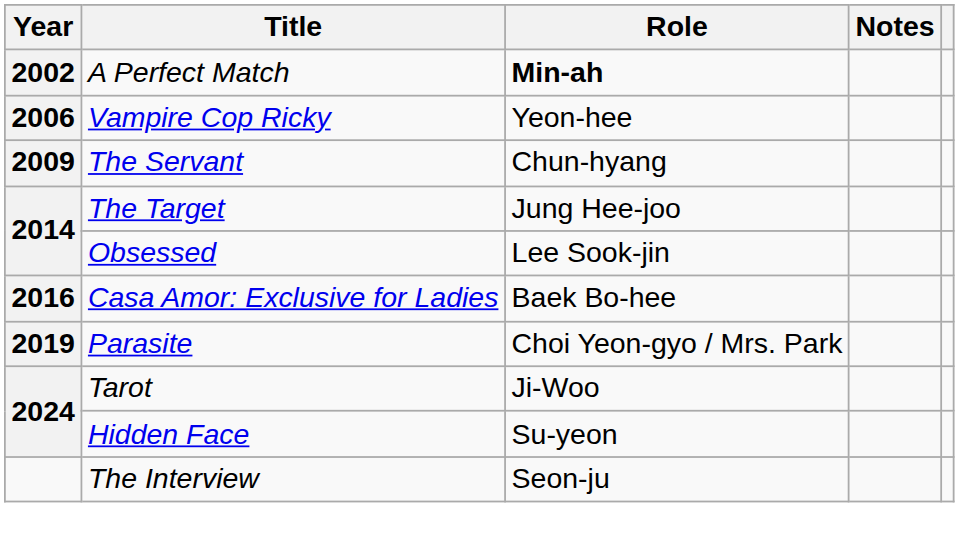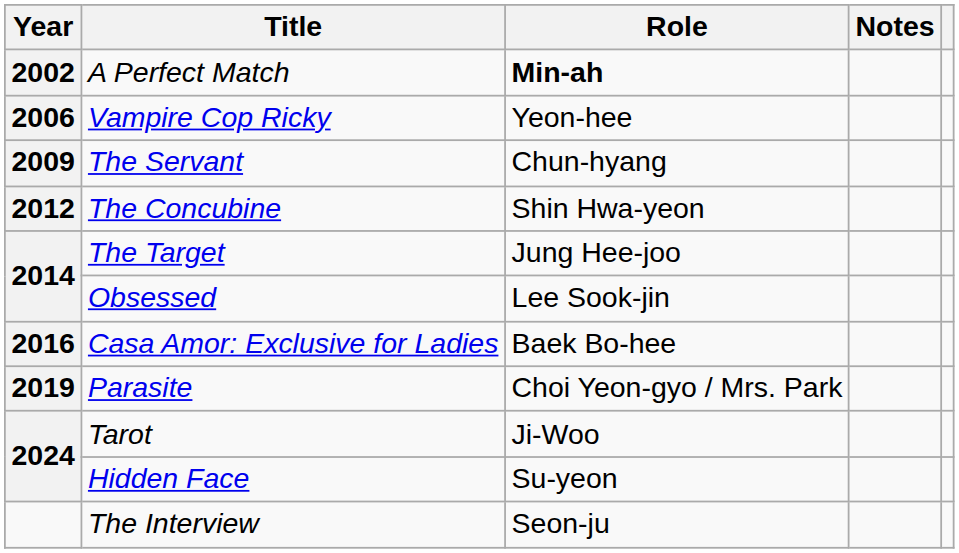+ row: (185, 207)
